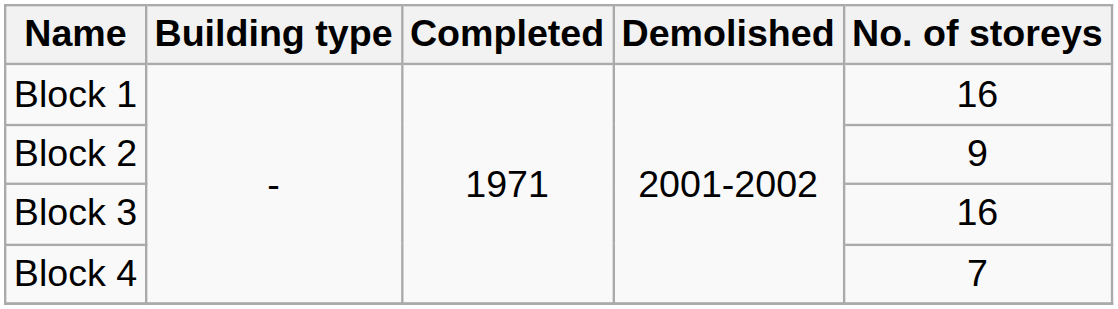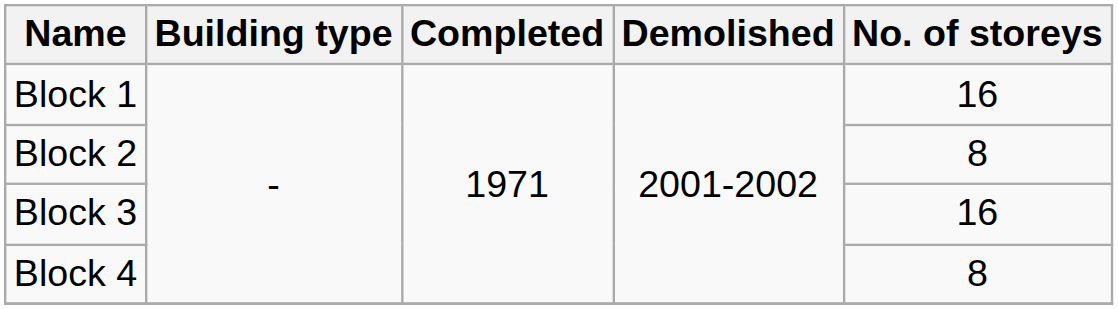(977, 153) 9 -> (977, 153) 8
(977, 272) 7 -> (977, 272) 8
